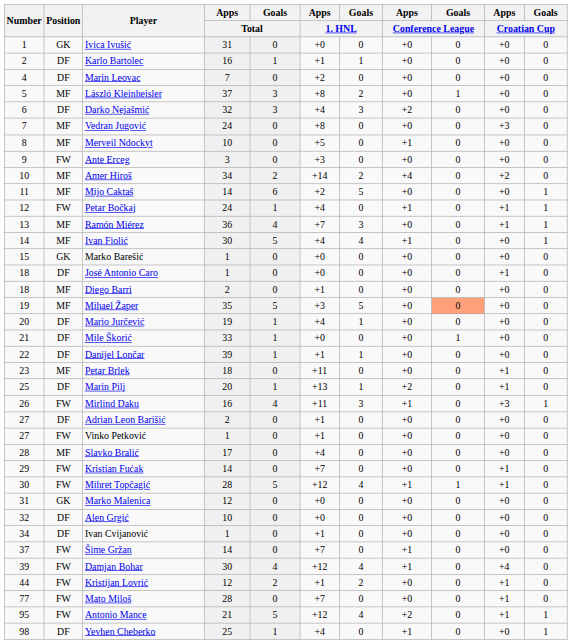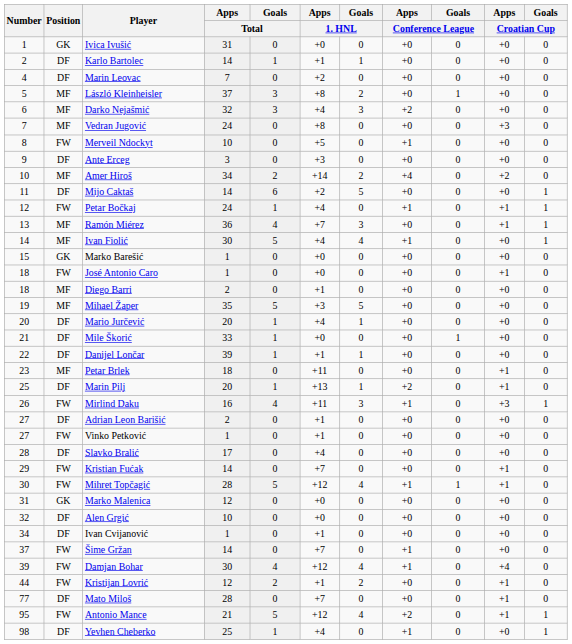(227, 61) 16 -> (227, 61) 14
(63, 110) DF -> (63, 110) MF
(63, 143) MF -> (63, 143) FW
(63, 159) FW -> (63, 159) DF
(63, 192) MF -> (63, 192) DF
(63, 273) DF -> (63, 273) FW
(458, 306) lightsalmon background -> (458, 306) no background
(227, 322) 19 -> (227, 322) 20
(63, 452) MF -> (63, 452) DF
(63, 599) FW -> (63, 599) DF
